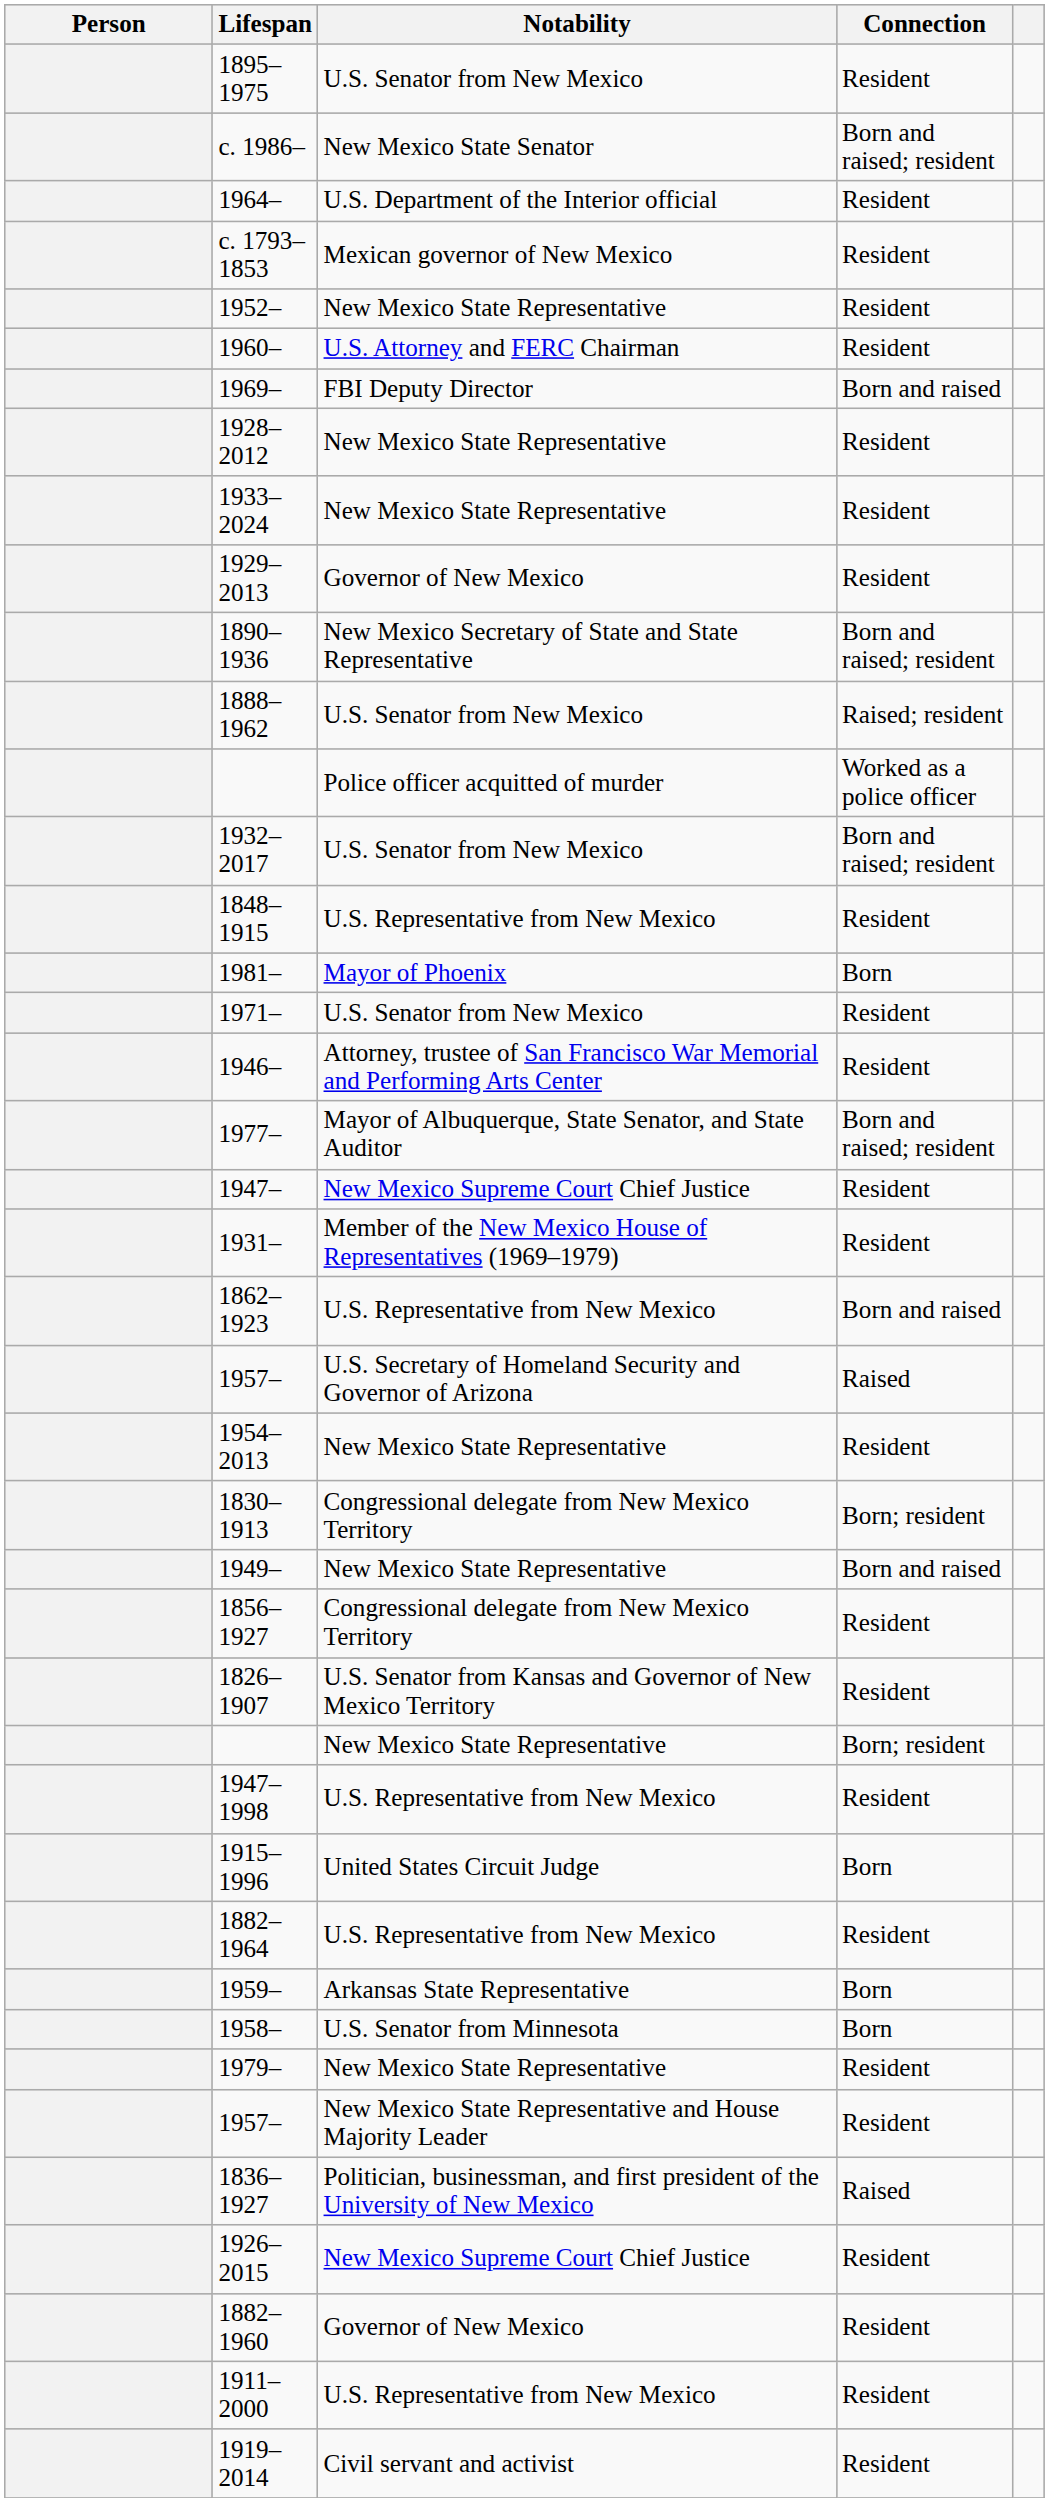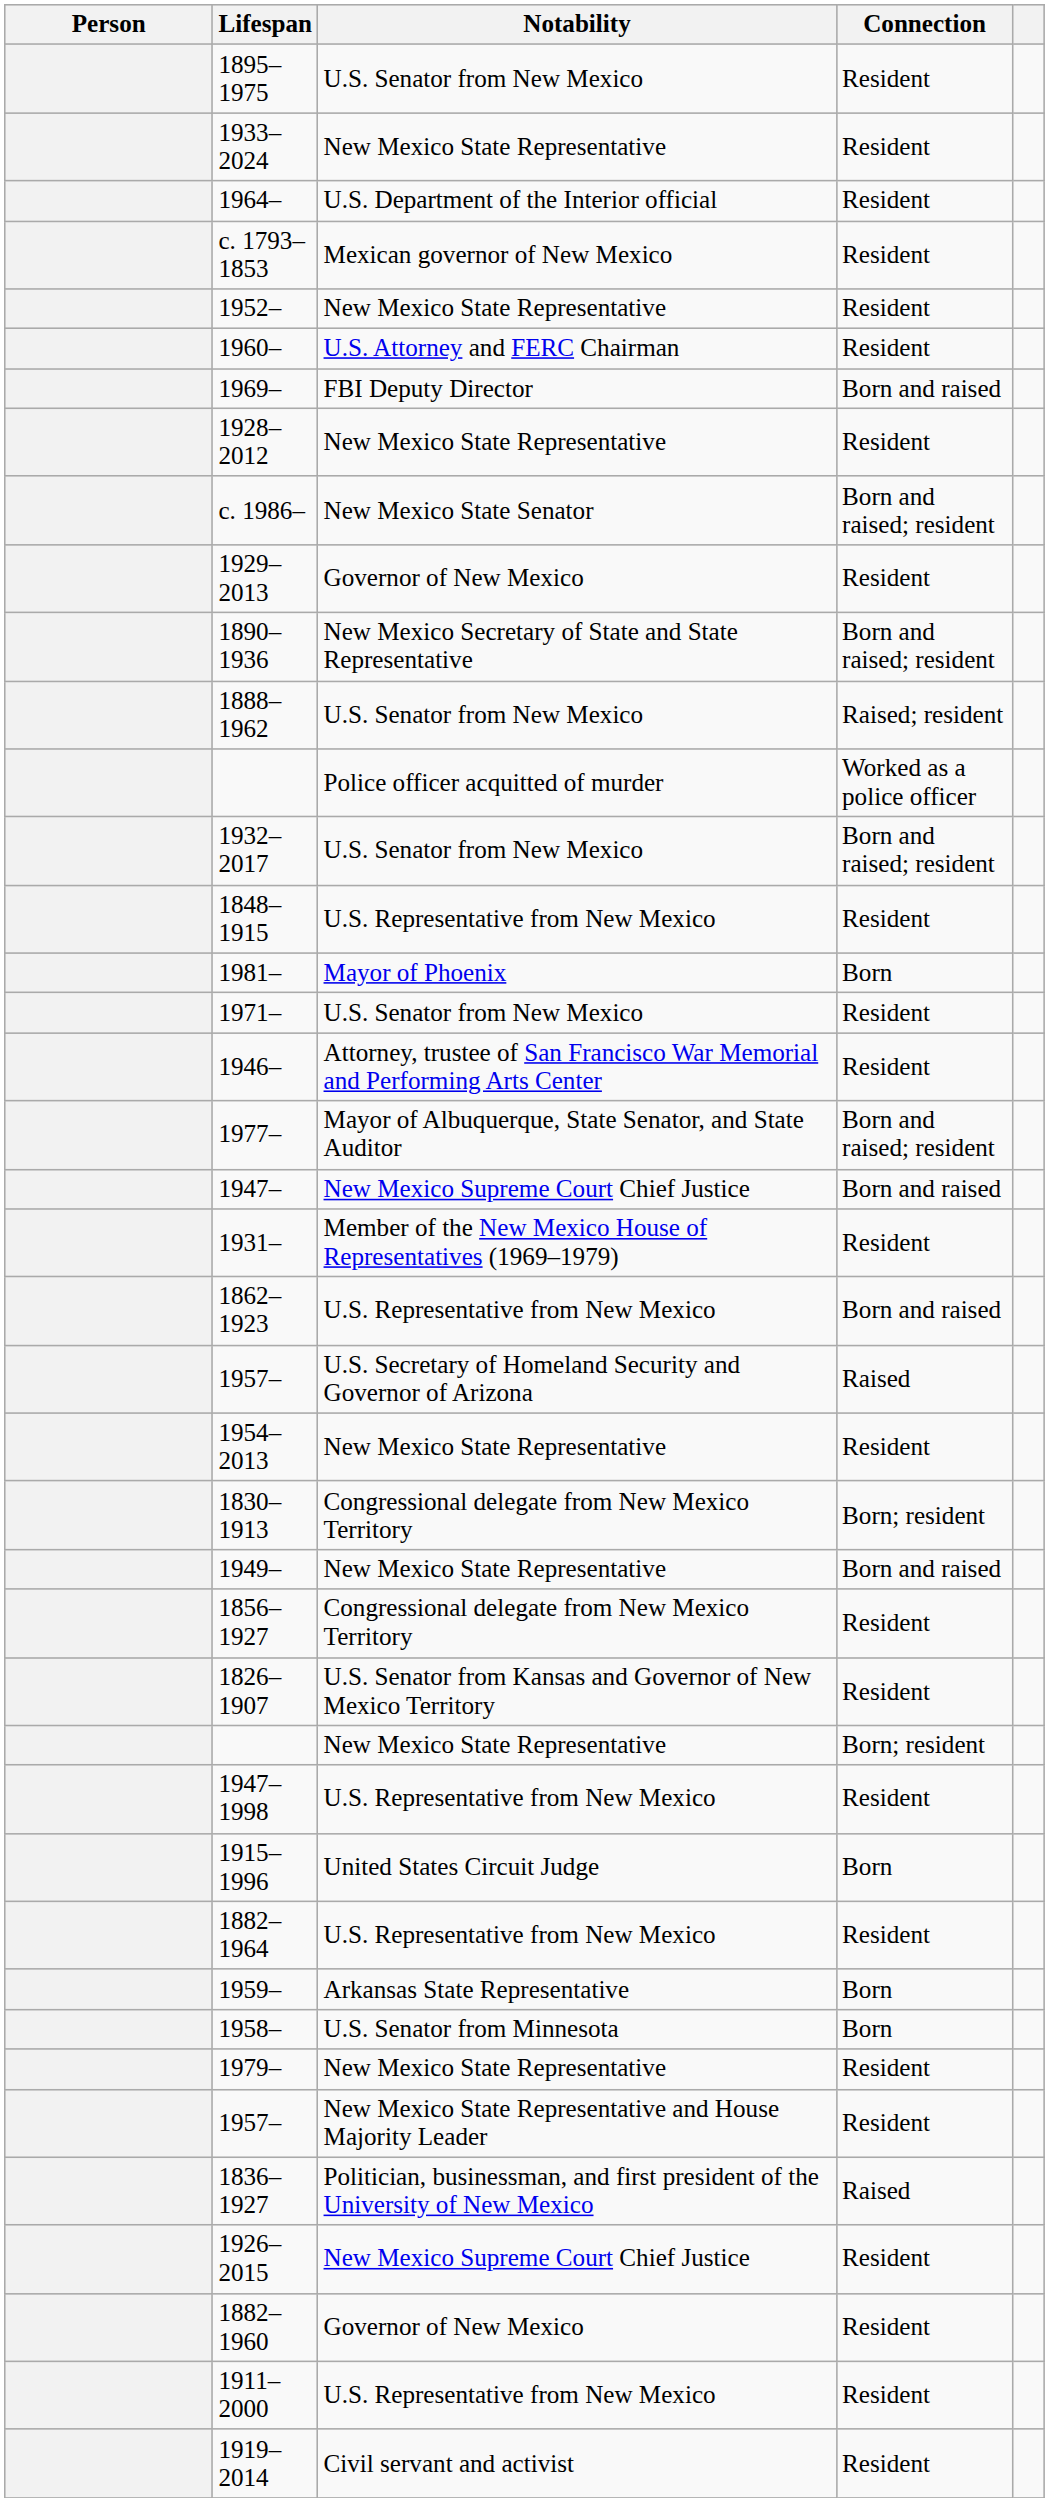rows swapped: (250, 510) <-> (262, 146)
(886, 1188) Resident -> (922, 1188) Born and raised
